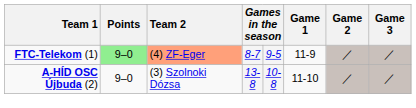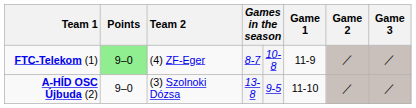(177, 55) lightsalmon background -> (177, 60) no background
(273, 55) 9-5 -> (273, 60) 10-8
(273, 79) 10-8 -> (273, 89) 9-5
